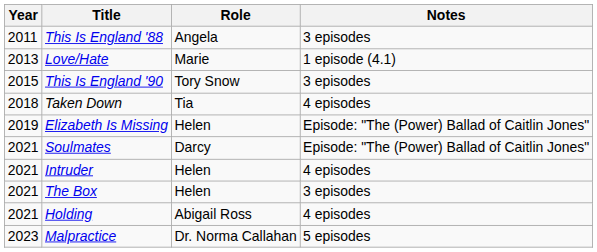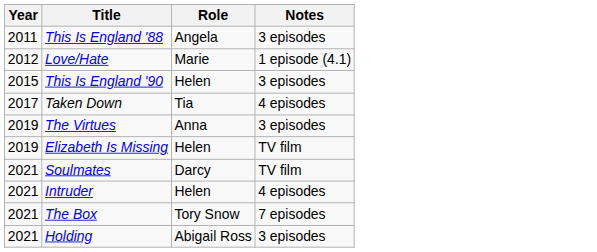(23, 59) 2013 -> (23, 59) 2012
(207, 81) Tory Snow -> (193, 81) Helen
(23, 103) 2018 -> (23, 103) 2017
+ row: (80, 125)
(446, 125) Episode: "The (Power) Ballad of Caitlin Jones" -> (280, 147) TV film
(446, 147) Episode: "The (Power) Ballad of Caitlin Jones" -> (280, 170) TV film
(193, 192) Helen -> (207, 214) Tory Snow
(337, 192) 3 episodes -> (292, 214) 7 episodes
(337, 214) 4 episodes -> (292, 236) 3 episodes
- row: (81, 236)
